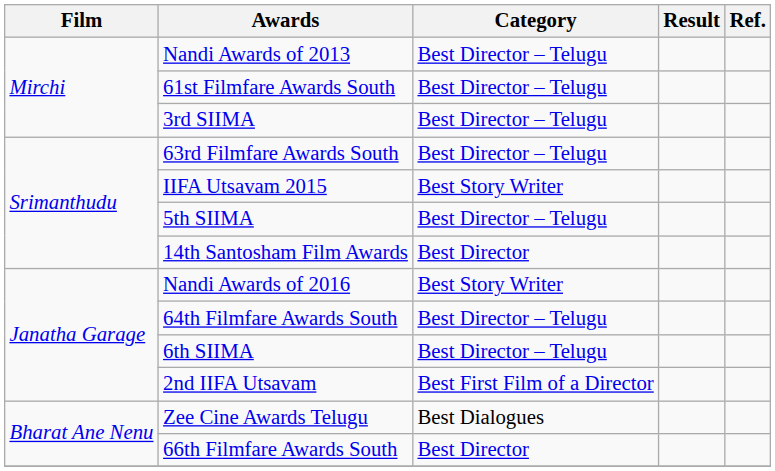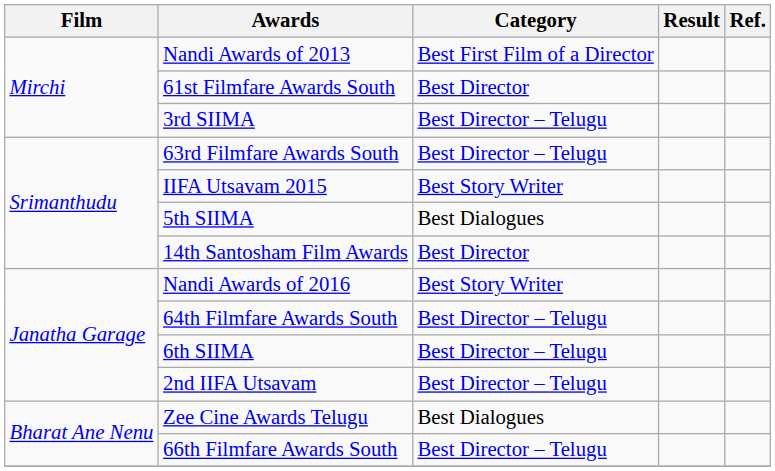(512, 53) Best Director – Telugu -> (536, 53) Best First Film of a Director
(512, 86) Best Director – Telugu -> (473, 86) Best Director
(512, 218) Best Director – Telugu -> (481, 218) Best Dialogues
(536, 383) Best First Film of a Director -> (512, 383) Best Director – Telugu
(473, 449) Best Director -> (512, 449) Best Director – Telugu
